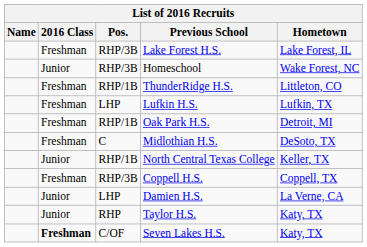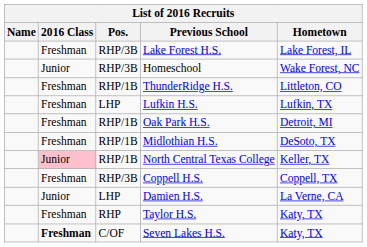(102, 141) C -> (118, 141) RHP/1B
(56, 159) no background -> (56, 159) pink background
(56, 214) Junior -> (64, 214) Freshman
